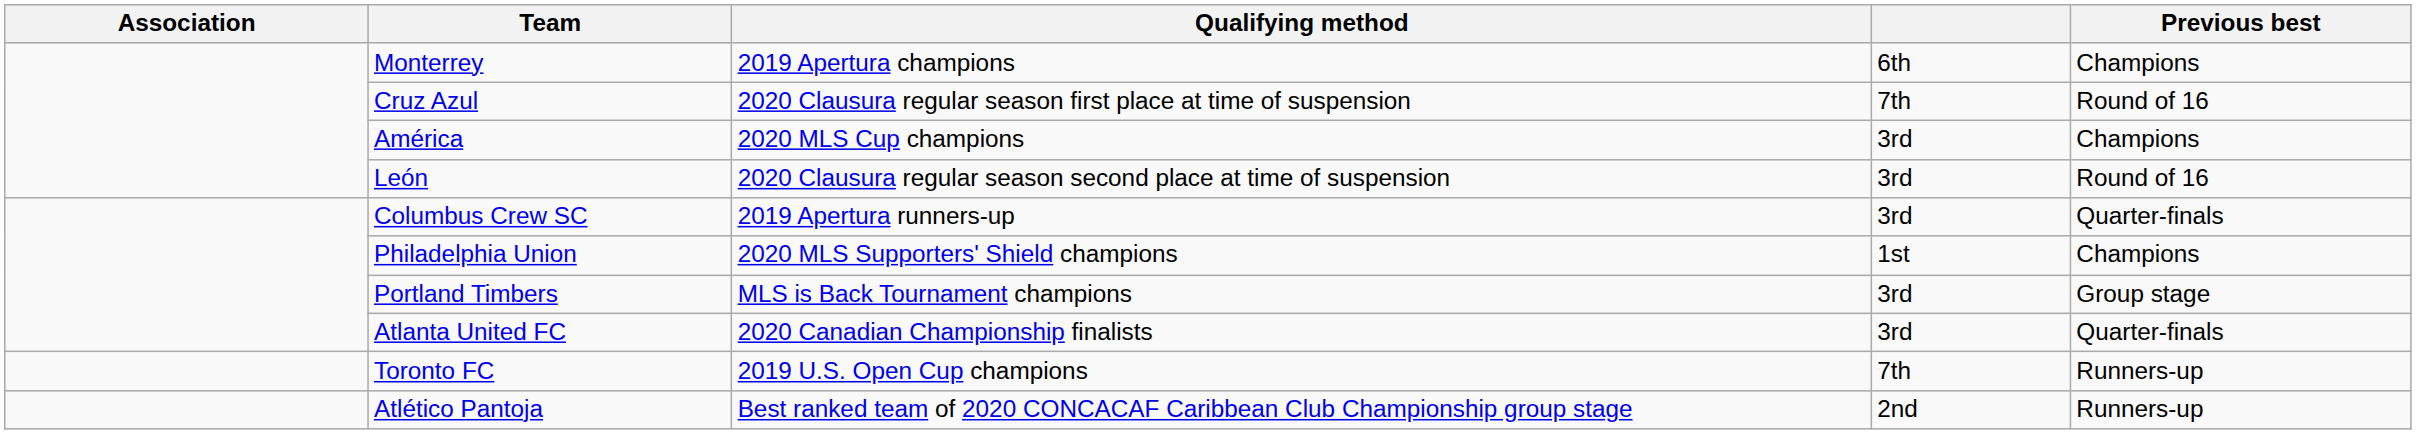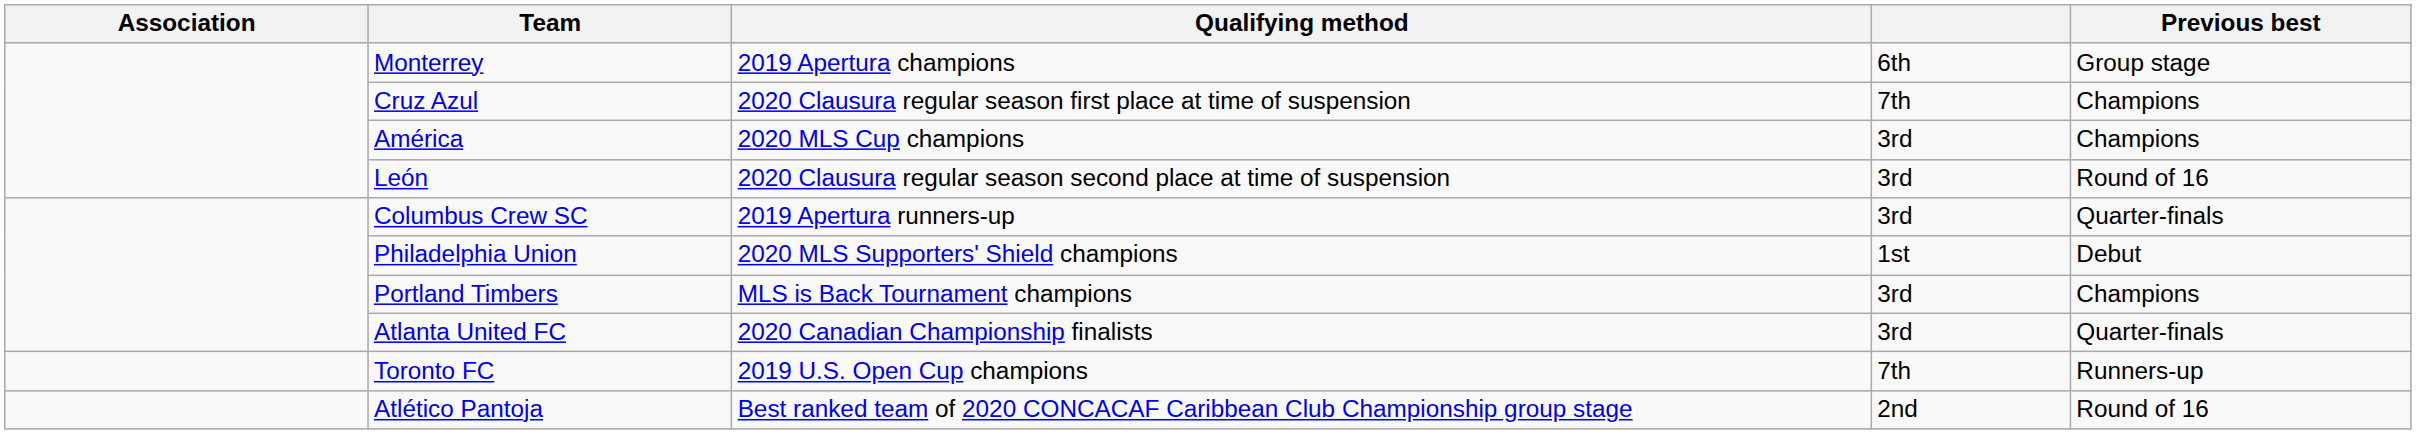(2138, 62) Champions -> (2143, 62) Group stage
(2143, 100) Round of 16 -> (2138, 100) Champions
(2138, 255) Champions -> (2109, 255) Debut
(2143, 293) Group stage -> (2138, 293) Champions
(2140, 409) Runners-up -> (2143, 409) Round of 16
